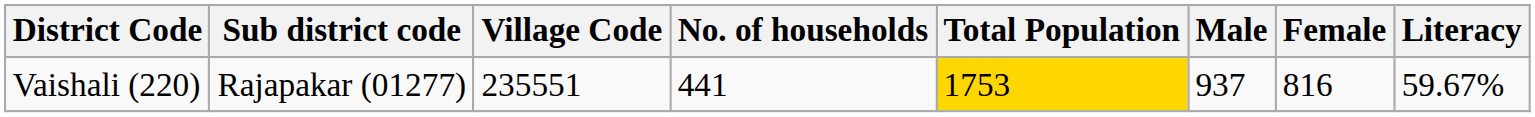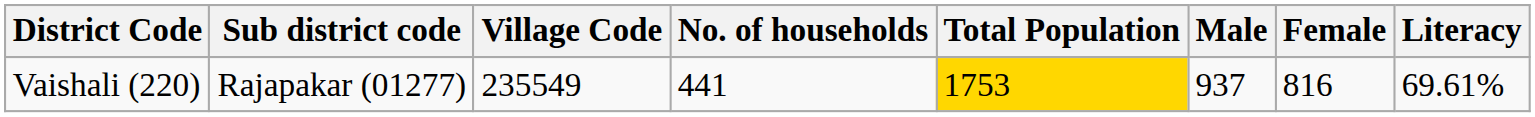(531, 83) 235551 -> (531, 83) 235549
(1453, 83) 59.67% -> (1453, 83) 69.61%
